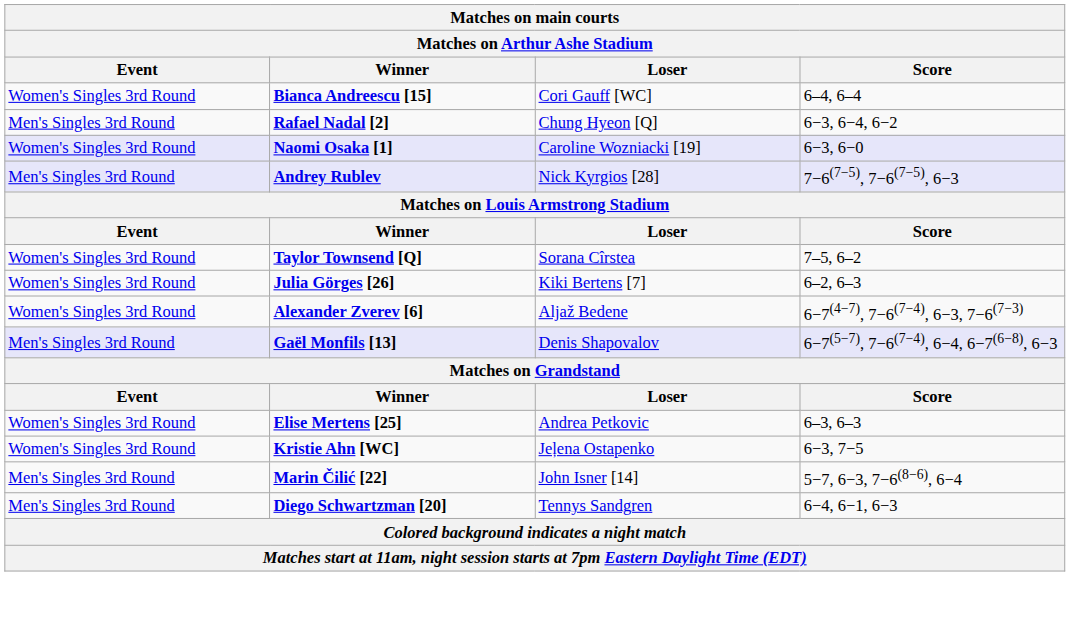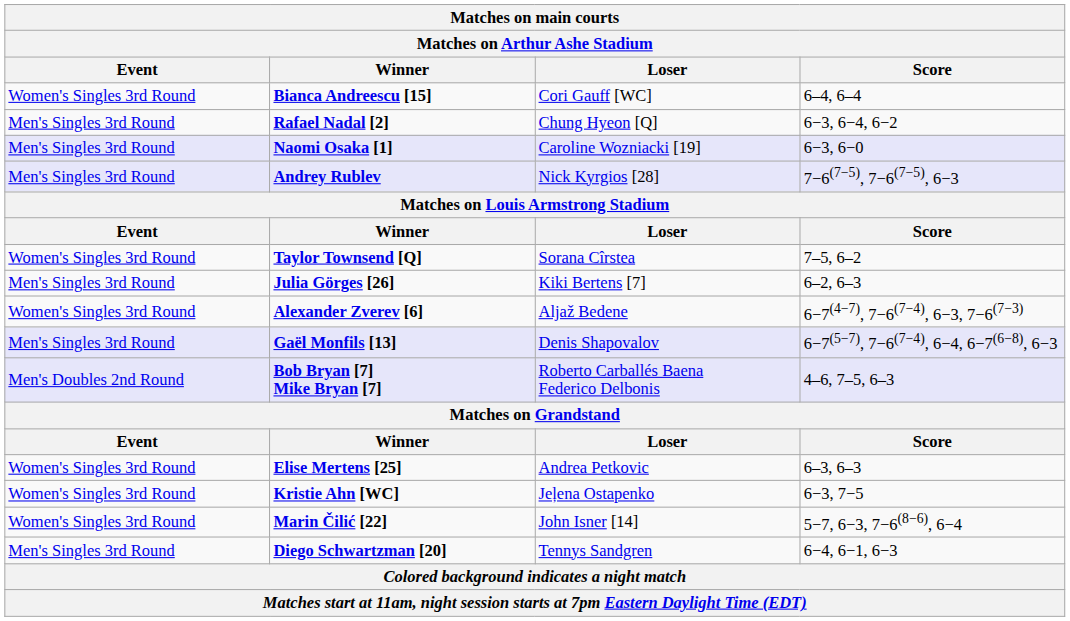(102, 148) Women's Singles 3rd Round -> (92, 148) Men's Singles 3rd Round
(102, 283) Women's Singles 3rd Round -> (92, 283) Men's Singles 3rd Round
+ row: (327, 379)
(92, 477) Men's Singles 3rd Round -> (102, 522) Women's Singles 3rd Round
